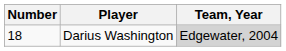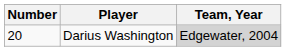(15, 35) 18 -> (15, 35) 20
